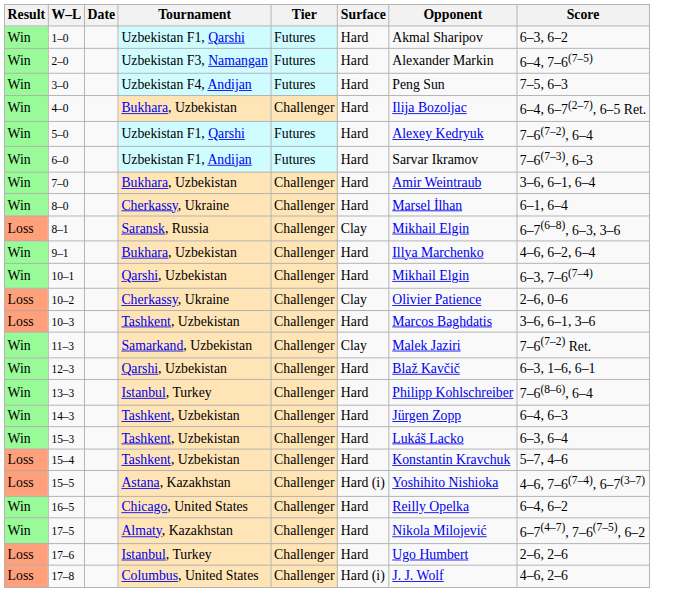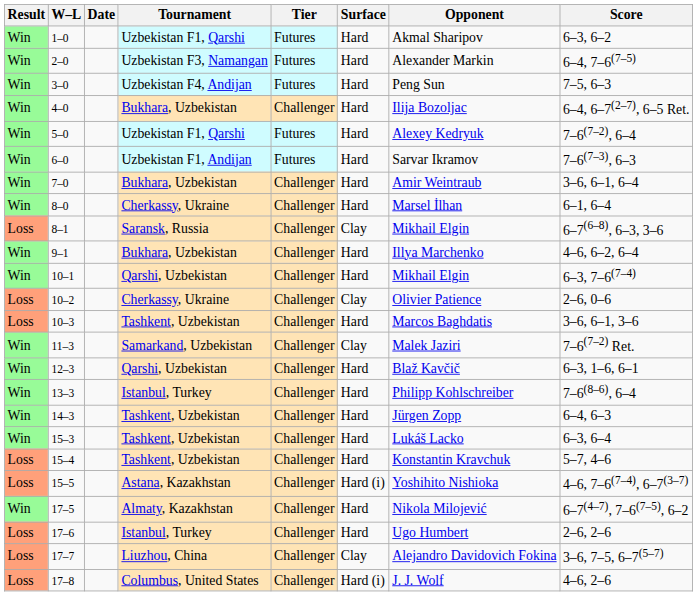- row: (63, 508)
+ row: (63, 557)
